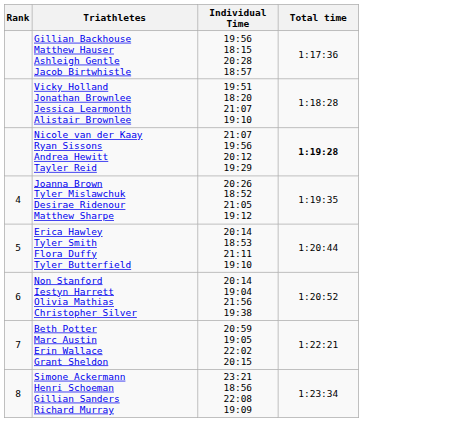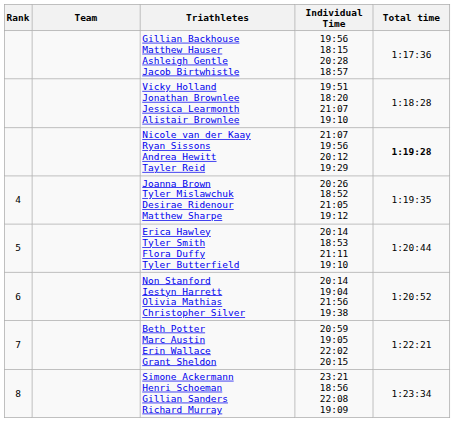+ column: (86, 18)
